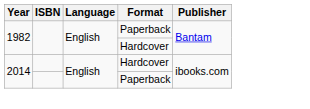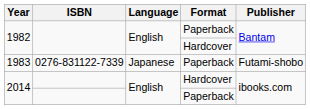+ row: (19, 63)
